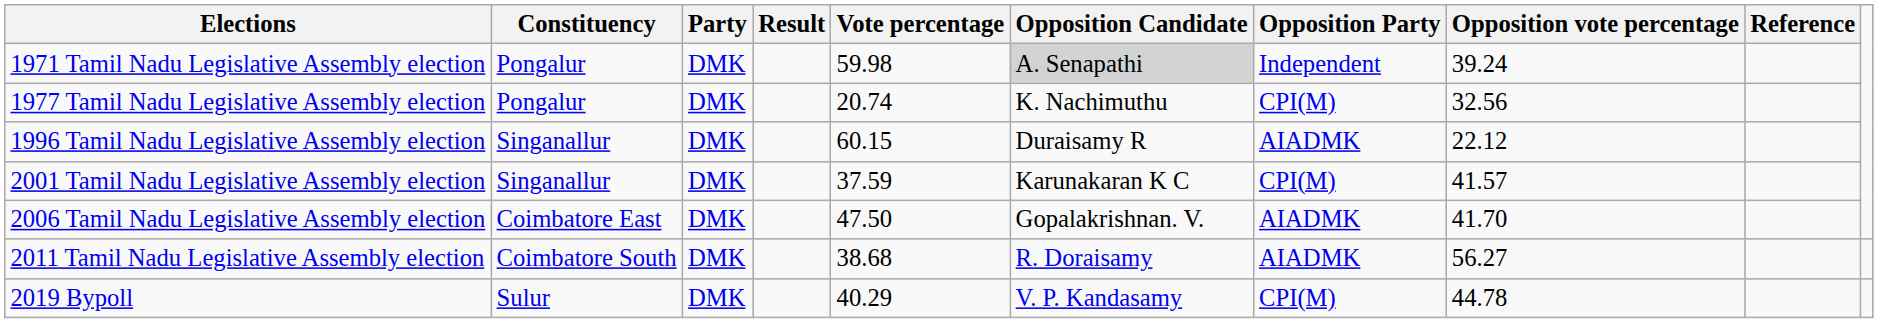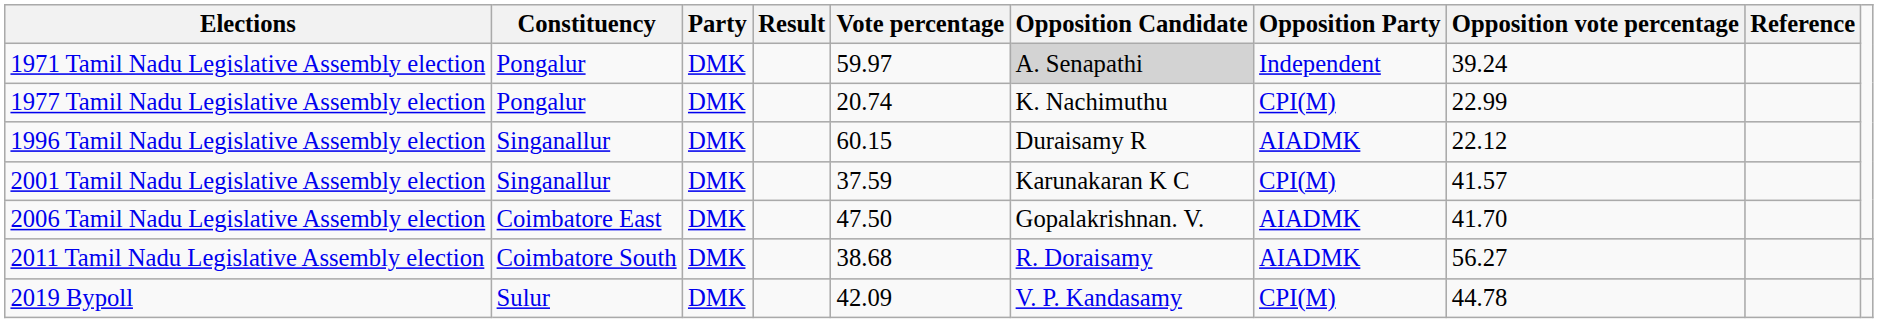(864, 63) 59.98 -> (864, 63) 59.97
(1480, 102) 32.56 -> (1480, 102) 22.99
(864, 297) 40.29 -> (864, 297) 42.09
